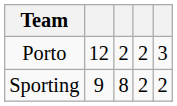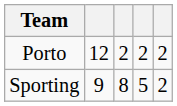(163, 52) 3 -> (163, 52) 2
(143, 85) 2 -> (143, 85) 5
